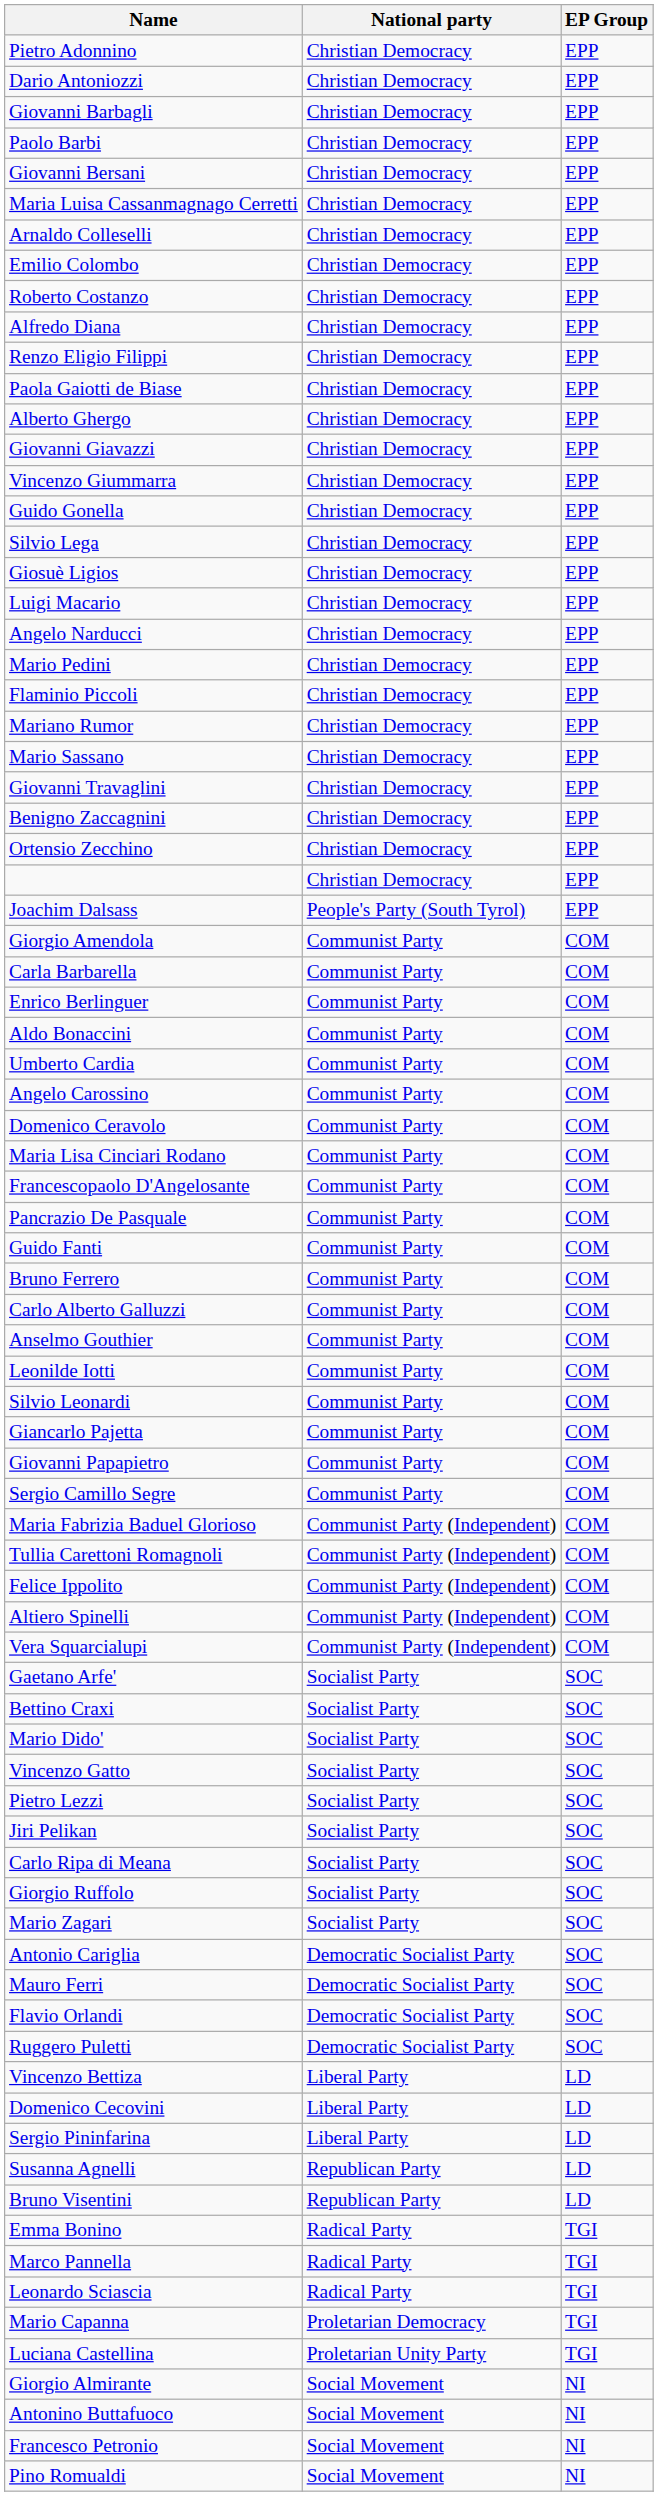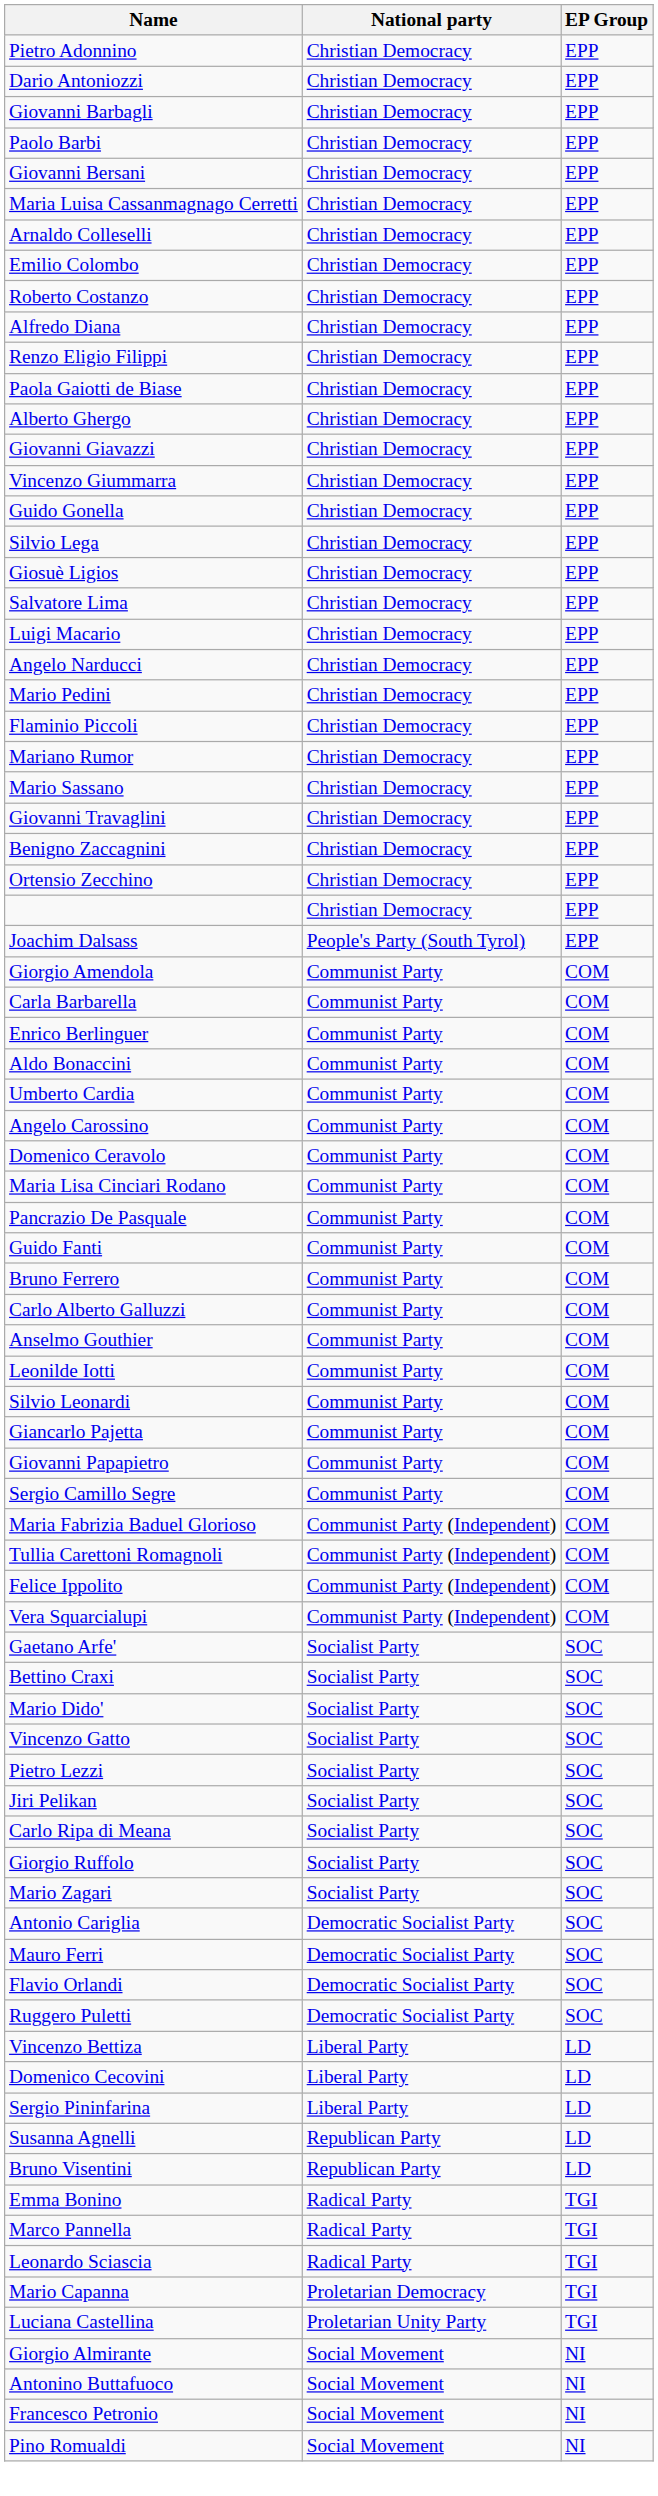+ row: (68, 603)
- row: (129, 1186)
- row: (69, 1616)
